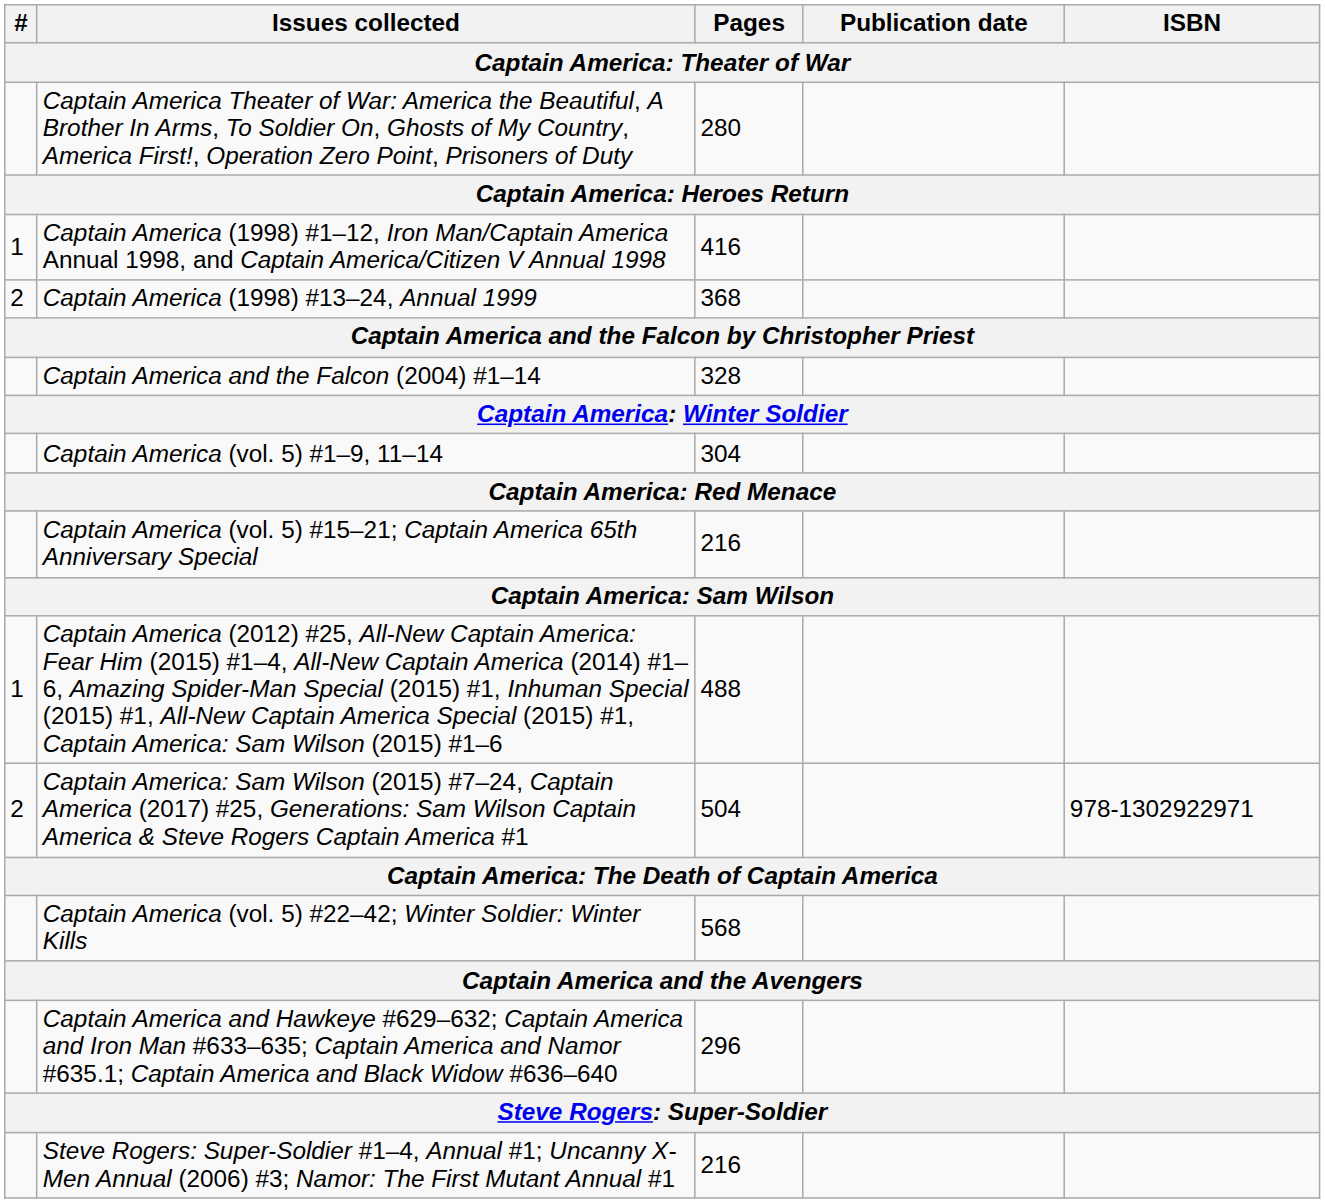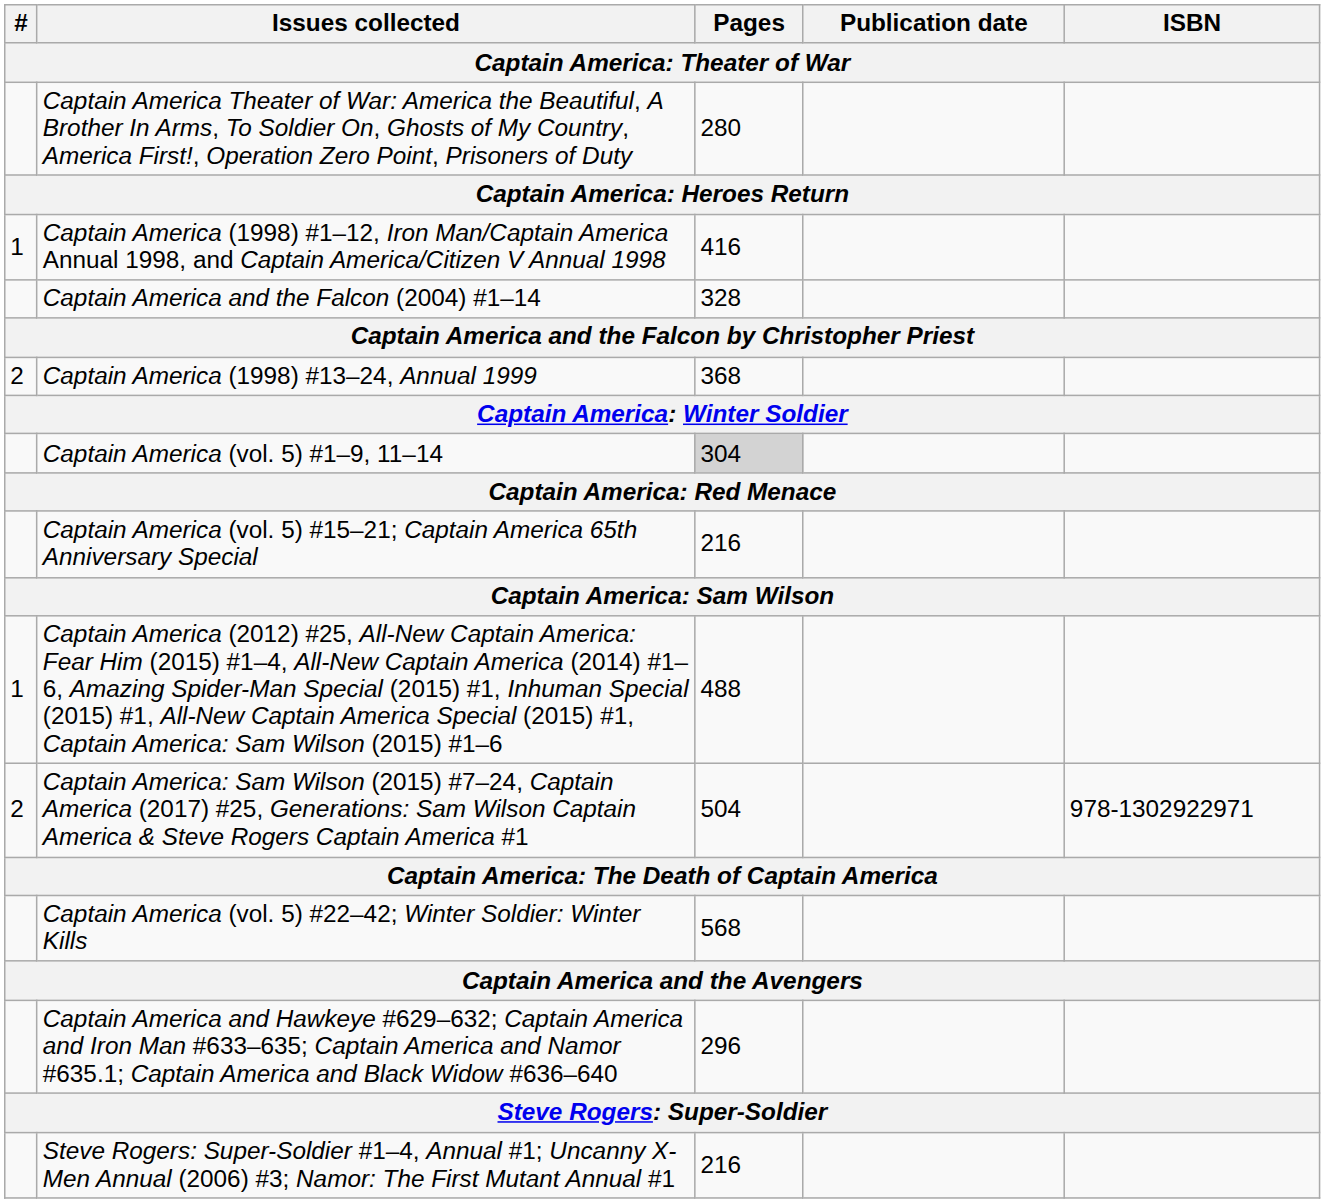rows swapped: (290, 298) <-> (292, 375)
(721, 452) no background -> (721, 452) lightgrey background
